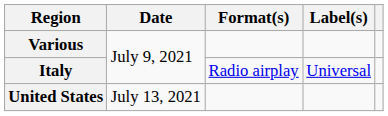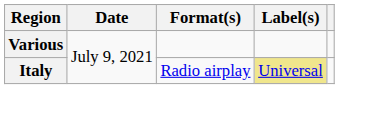(339, 70) no background -> (291, 70) khaki background
- row: (56, 96)
